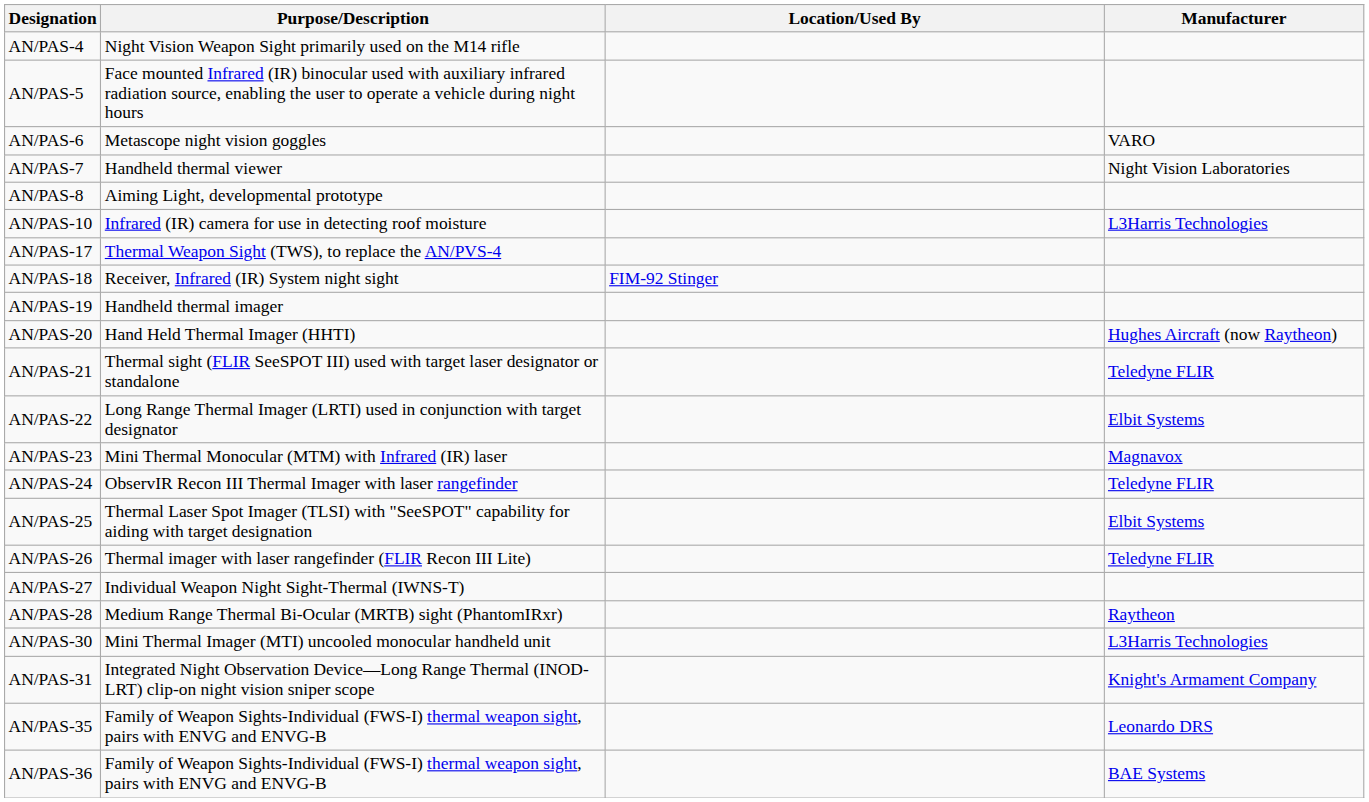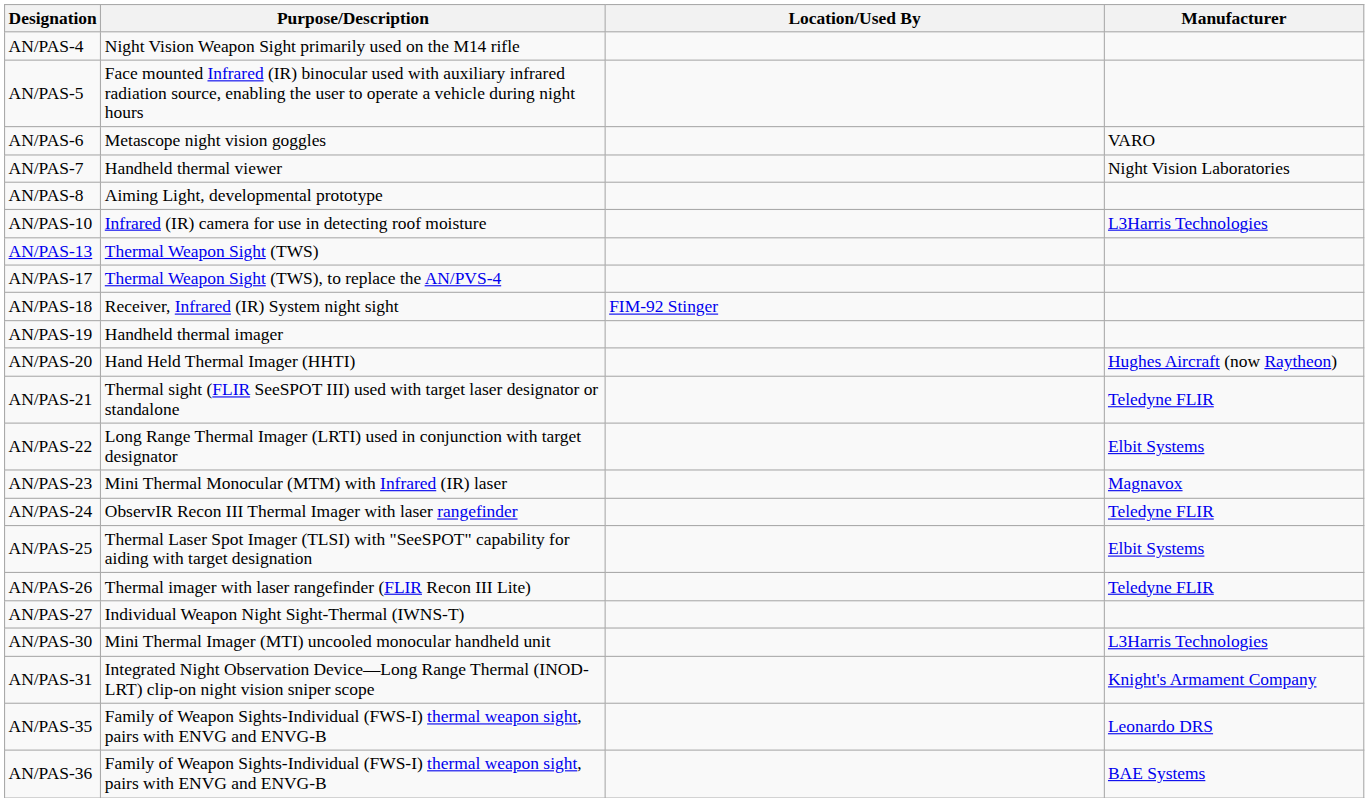+ row: (50, 251)
- row: (50, 614)
